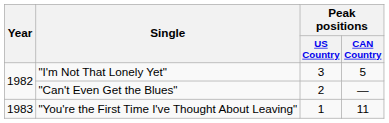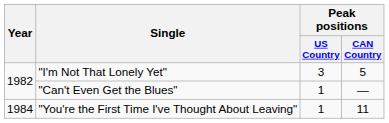(321, 90) 2 -> (321, 90) 1
(20, 108) 1983 -> (20, 108) 1984
